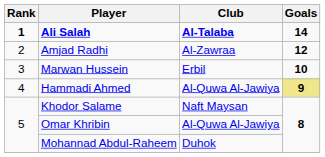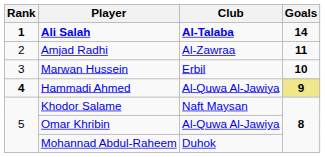(301, 50) 12 -> (301, 50) 11
(21, 87) normal -> (21, 87) bold
